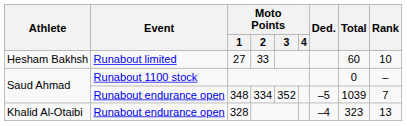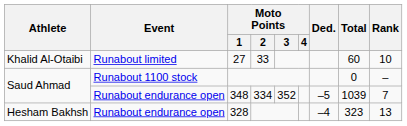(48, 60) Hesham Bakhsh -> (45, 60) Khalid Al-Otaibi
(45, 112) Khalid Al-Otaibi -> (48, 112) Hesham Bakhsh
